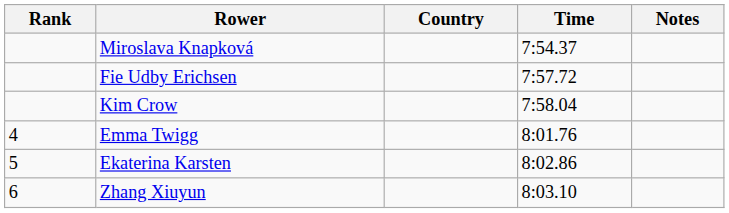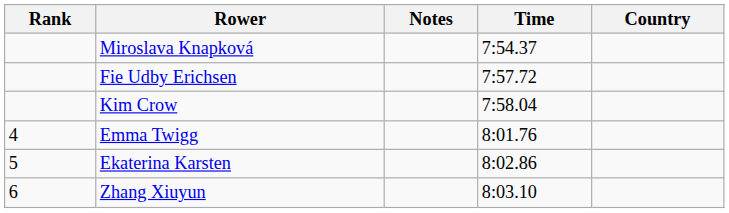columns swapped: (451, 18) <-> (677, 18)
